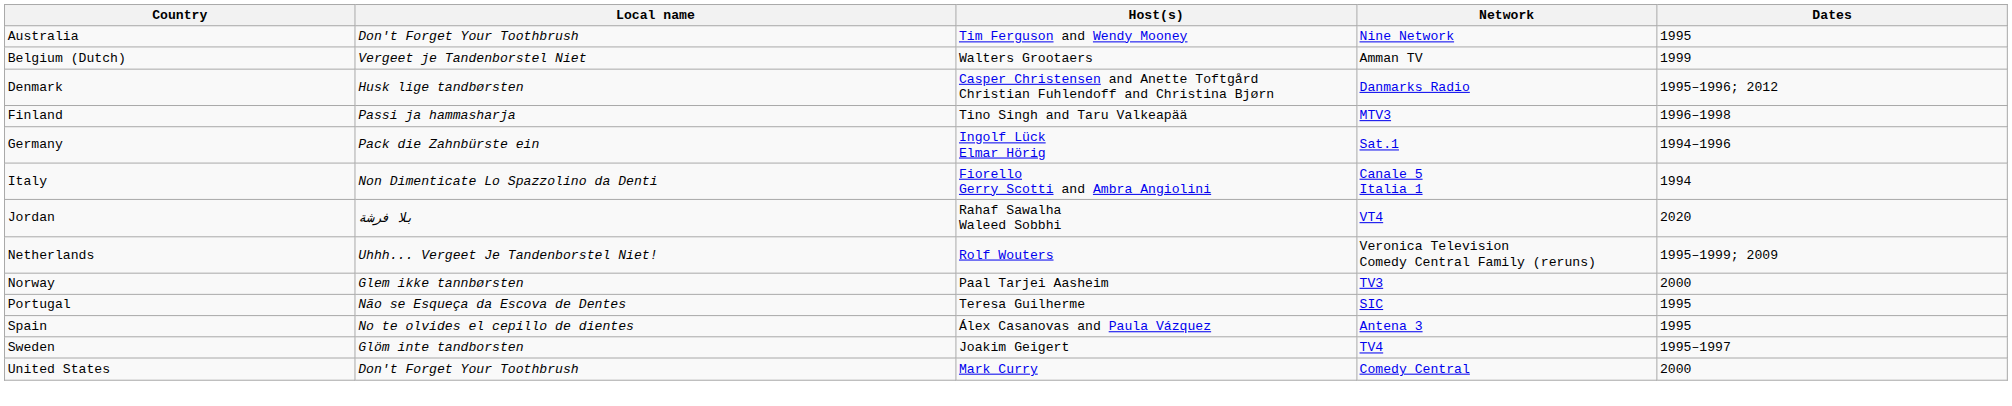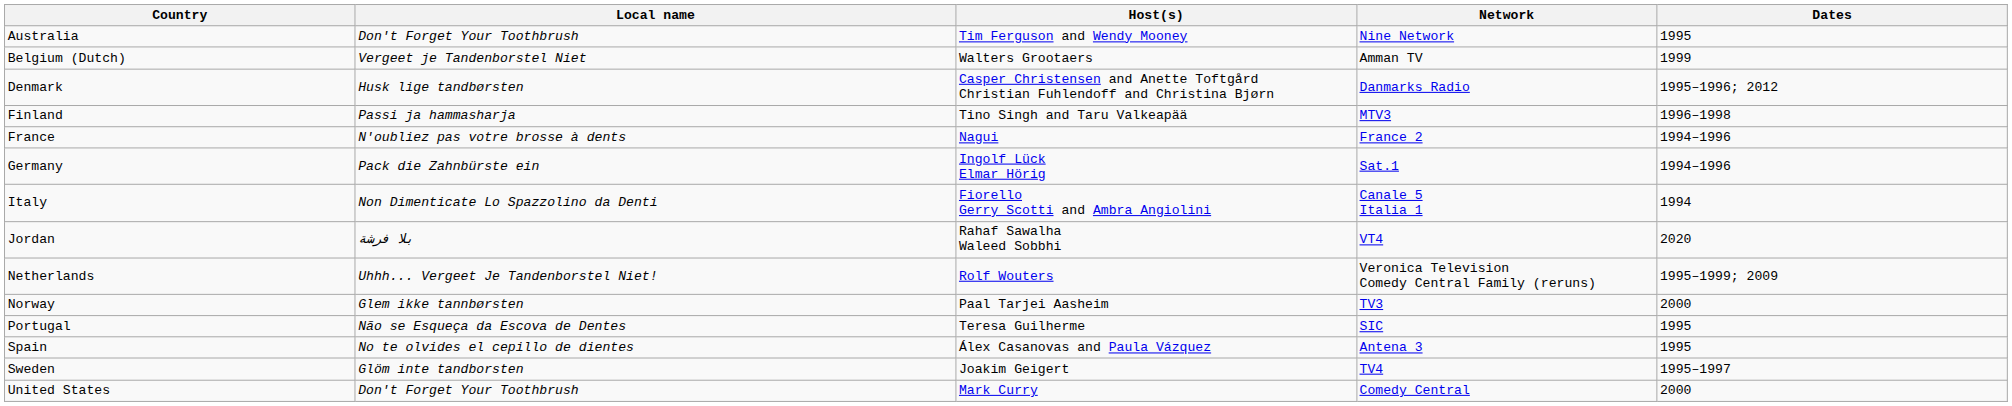+ row: (31, 137)
